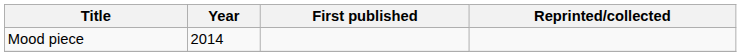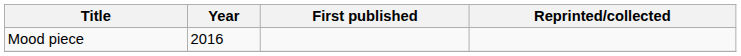(207, 39) 2014 -> (207, 39) 2016
